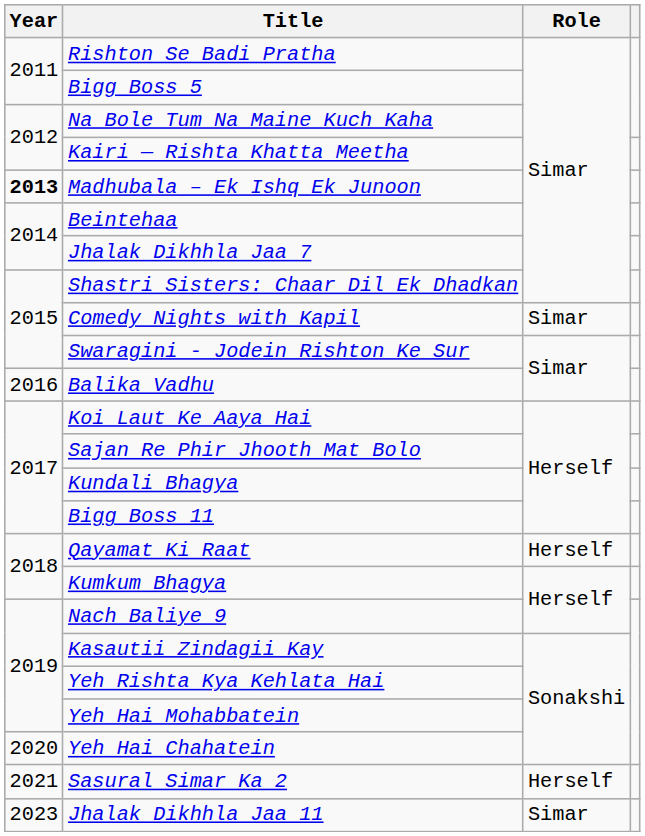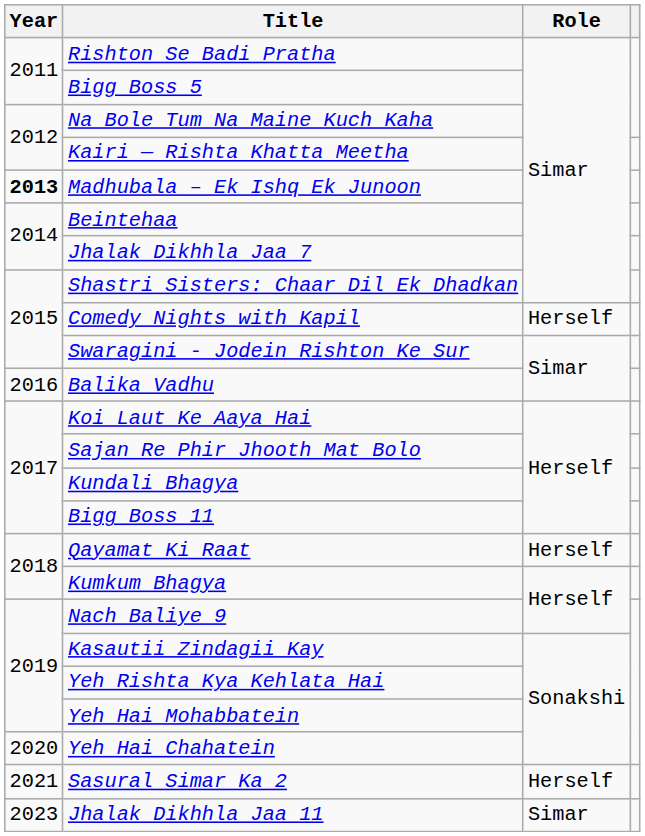(558, 319) Simar -> (571, 319) Herself
